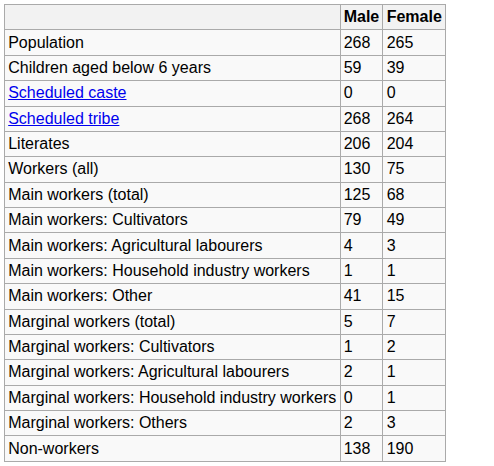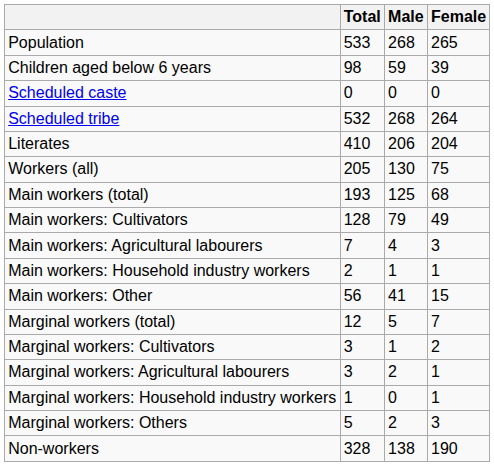+ column: (362, 17)
